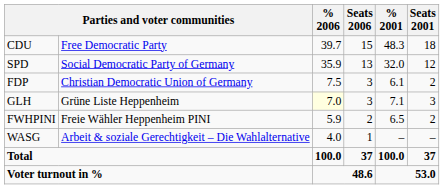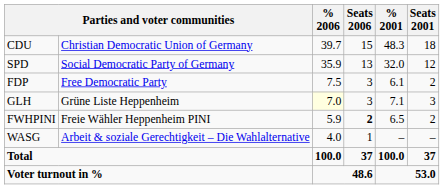(114, 45) Free Democratic Party -> (157, 45) Christian Democratic Union of Germany
(157, 82) Christian Democratic Union of Germany -> (114, 82) Free Democratic Party
(370, 119) normal -> (370, 119) bold
